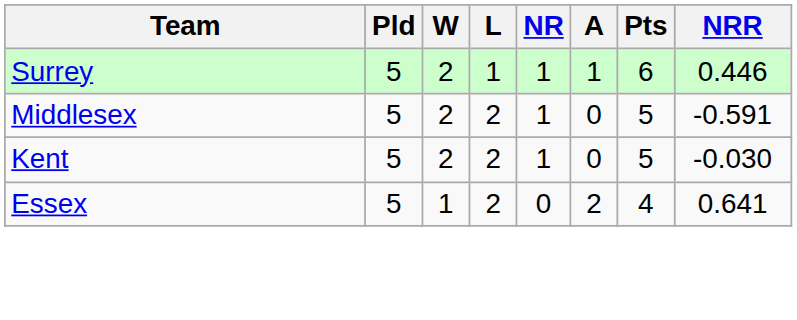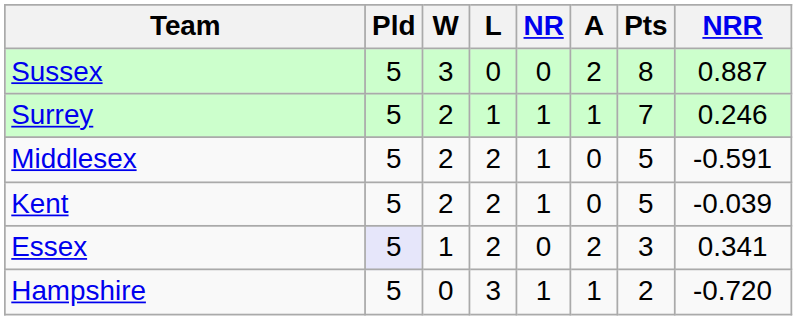+ row: (57, 70)
(646, 70) 6 -> (646, 114) 7
(733, 70) 0.446 -> (733, 114) 0.246
(733, 159) -0.030 -> (733, 203) -0.039
(394, 203) no background -> (394, 247) lavender background
(646, 203) 4 -> (646, 247) 3
(733, 203) 0.641 -> (733, 247) 0.341
+ row: (79, 291)
